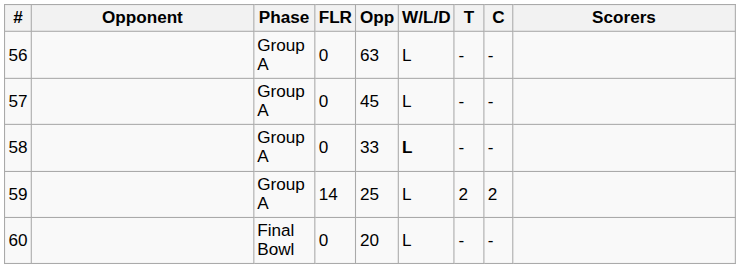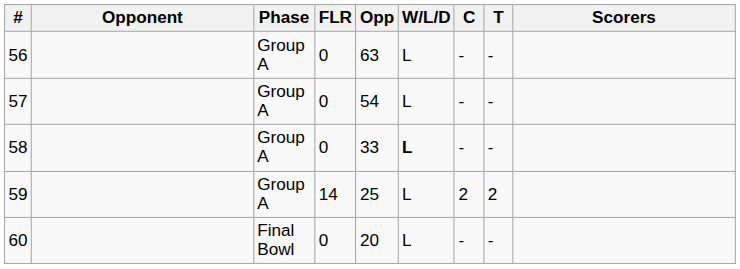columns swapped: (469, 18) <-> (498, 18)
(369, 101) 45 -> (369, 101) 54
